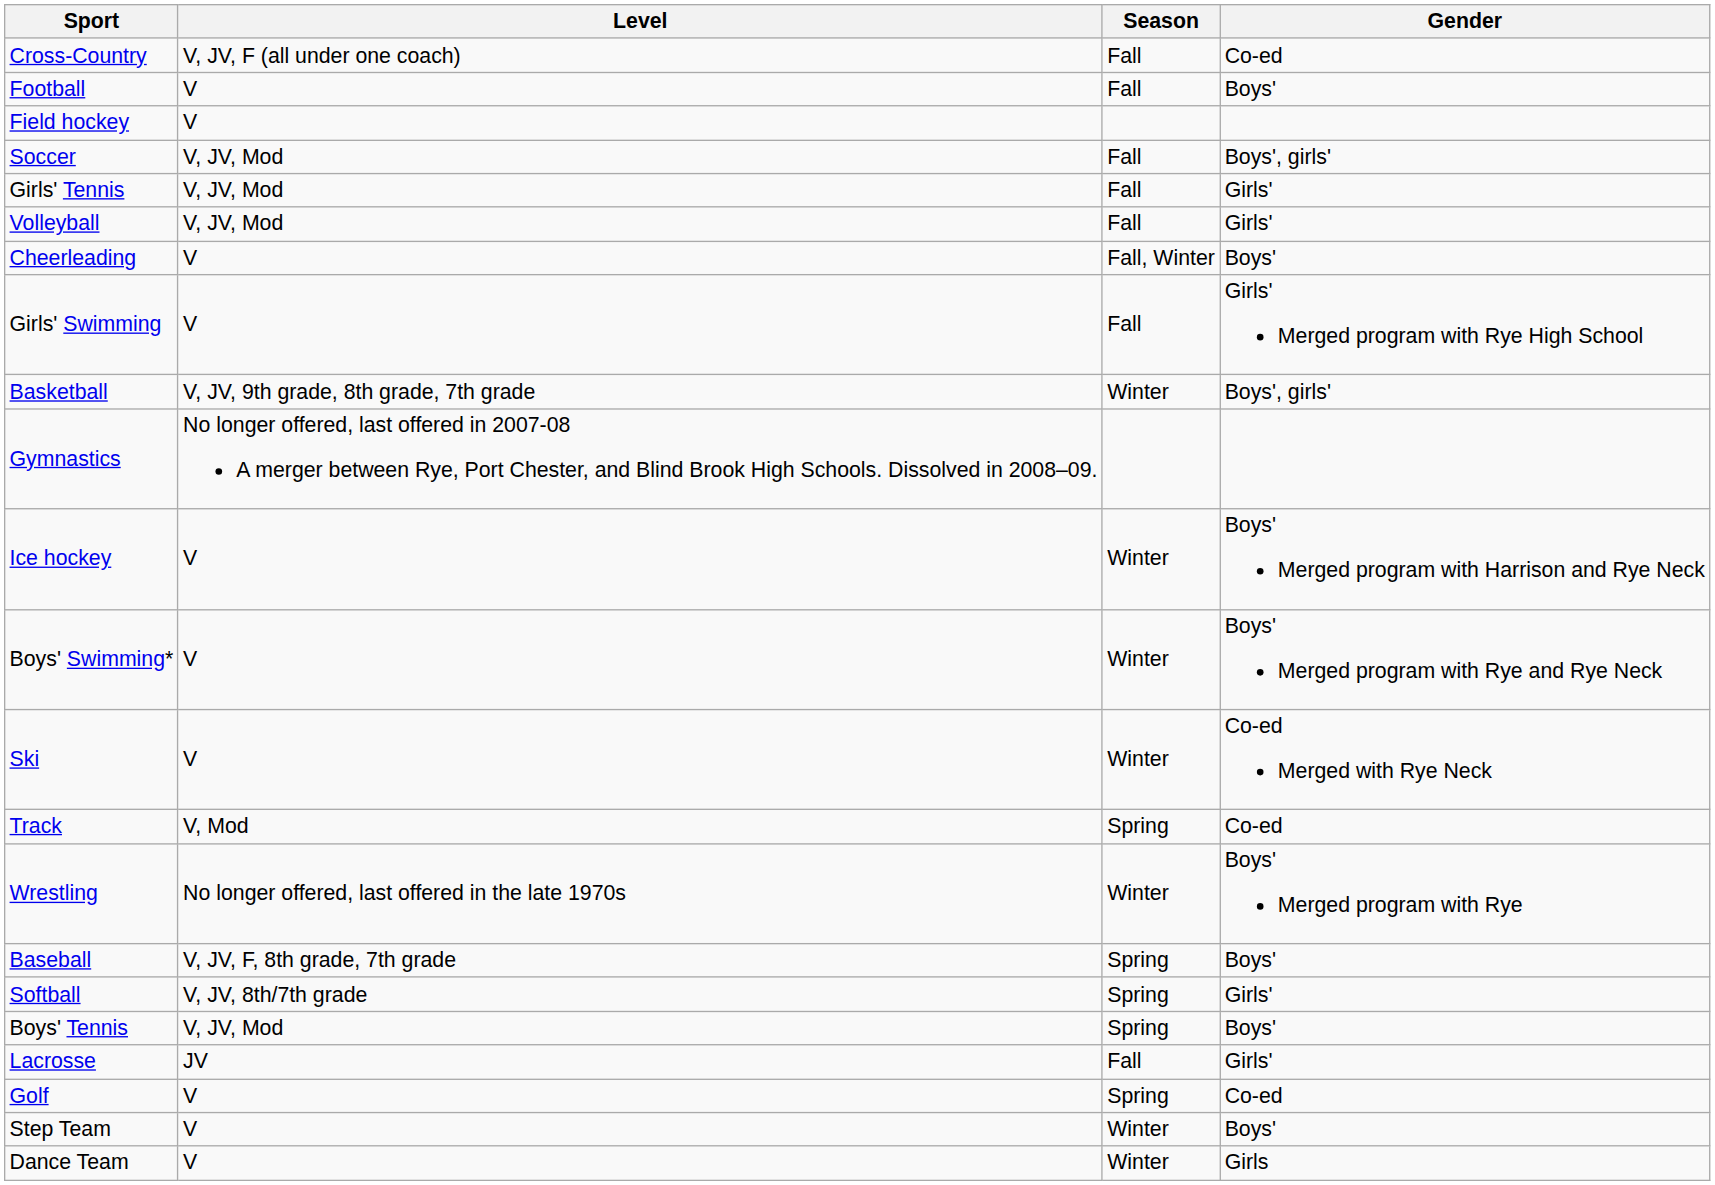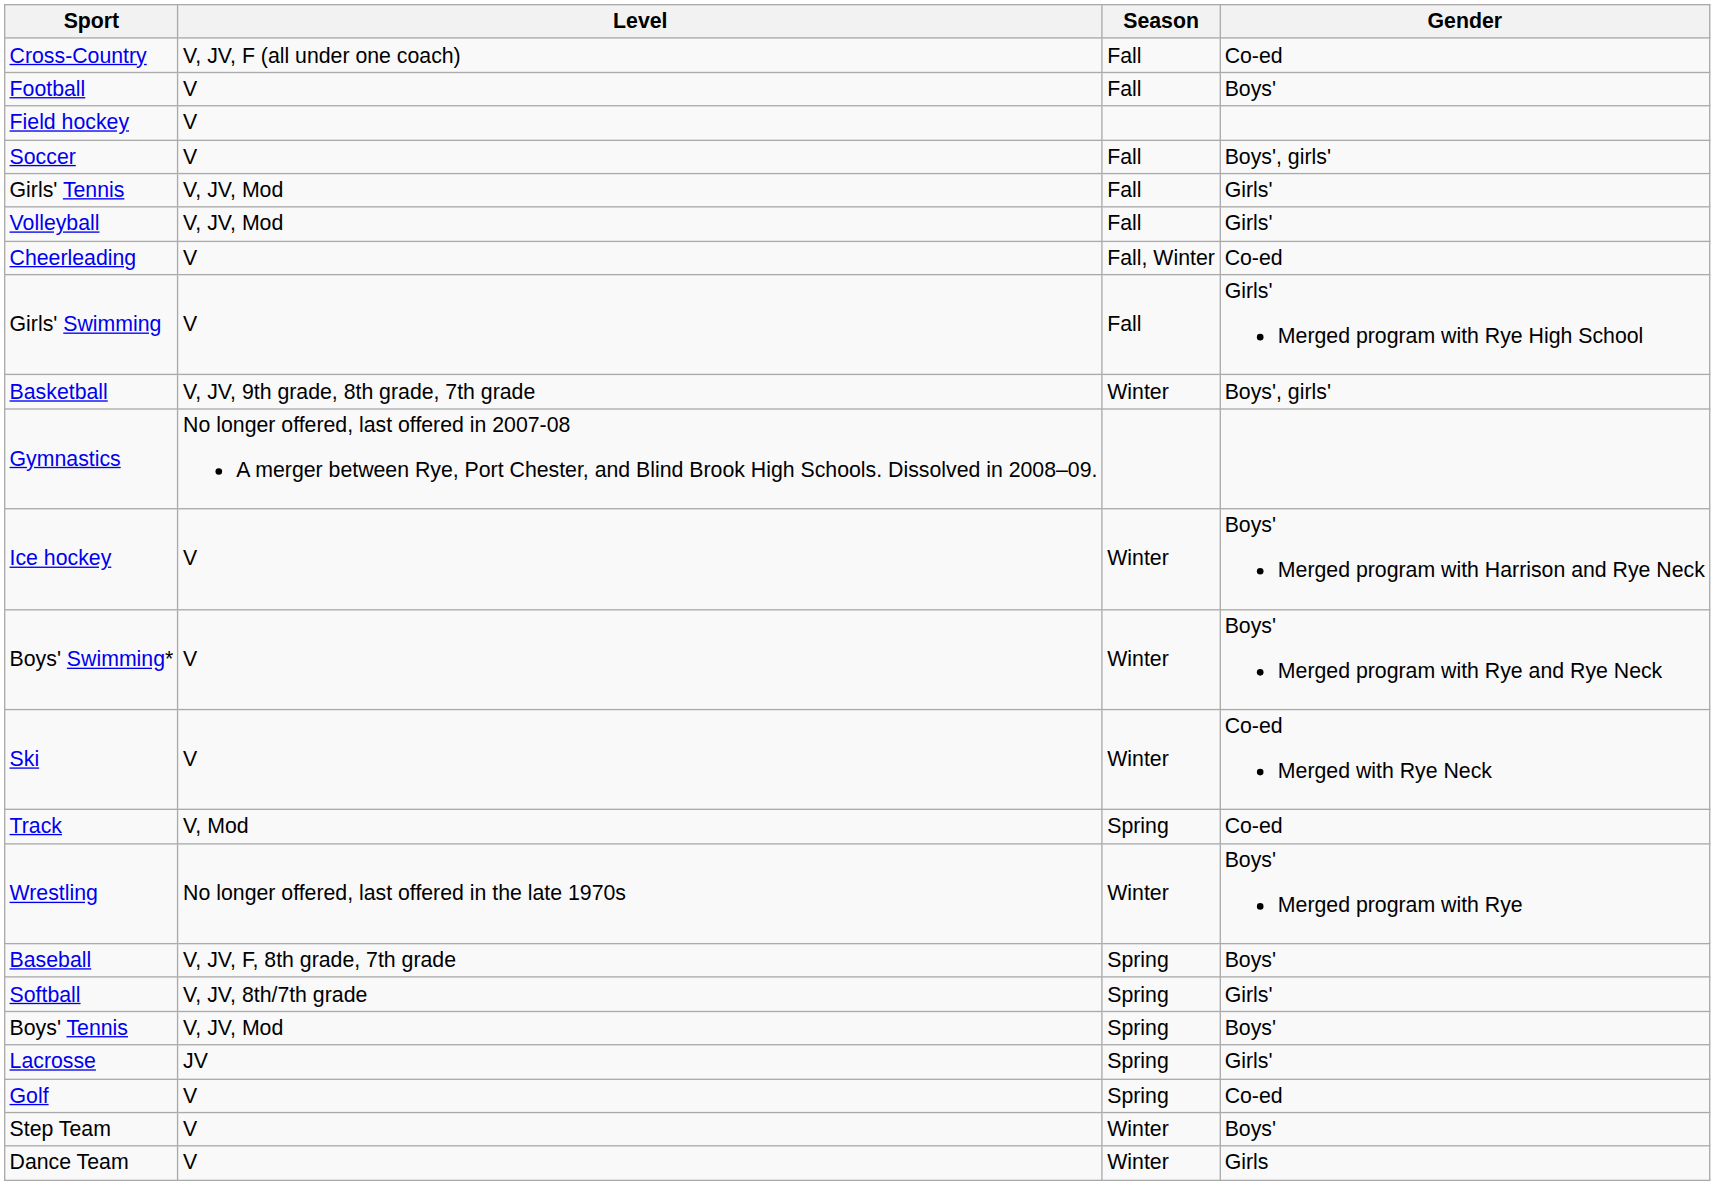(233, 156) V, JV, Mod -> (190, 156) V
(1250, 257) Boys' -> (1254, 257) Co-ed
(1124, 1061) Fall -> (1138, 1061) Spring
